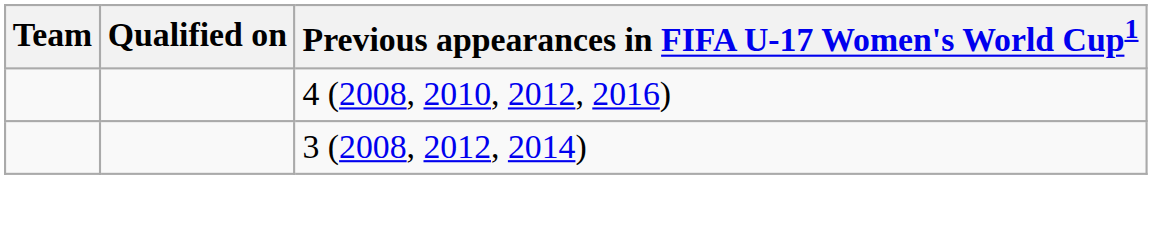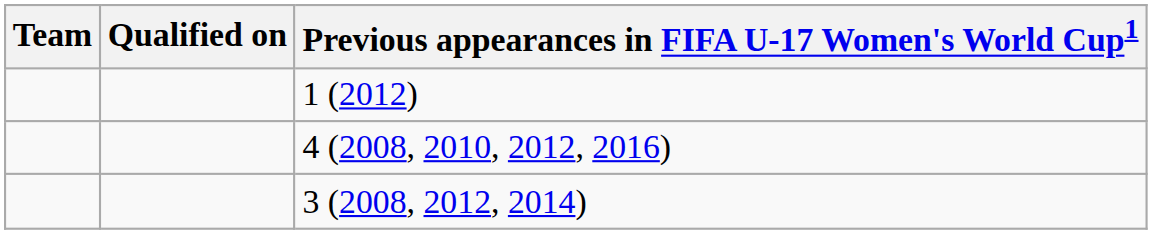+ row: (360, 93)
